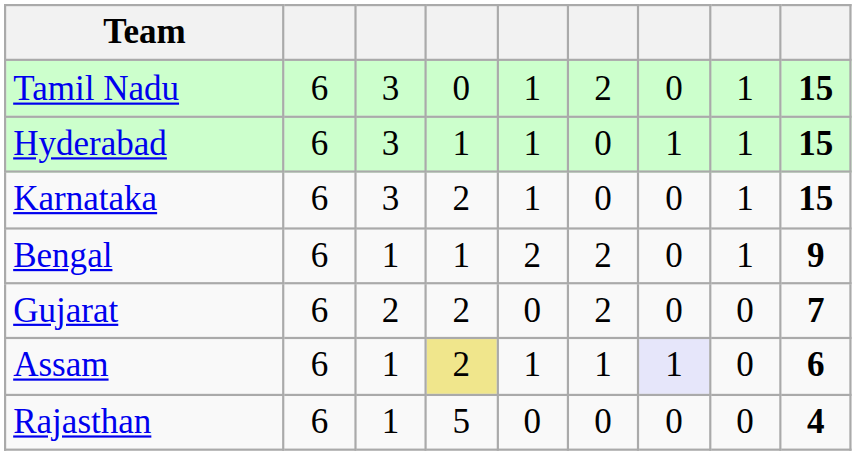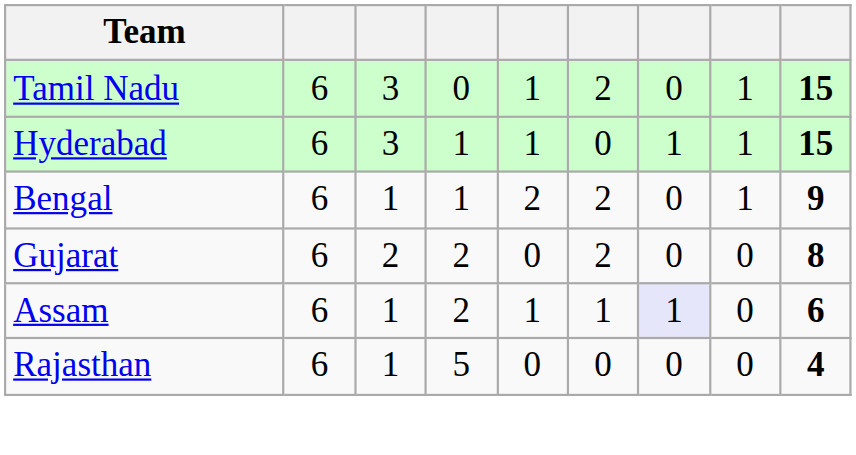- row: (85, 198)
(816, 310) 7 -> (816, 254) 8
(461, 365) khaki background -> (461, 310) no background
